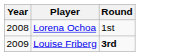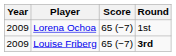+ column: (117, 12)
(18, 28) 2008 -> (18, 28) 2009
